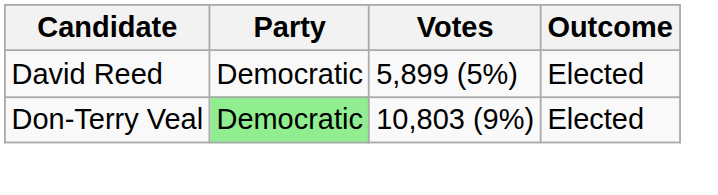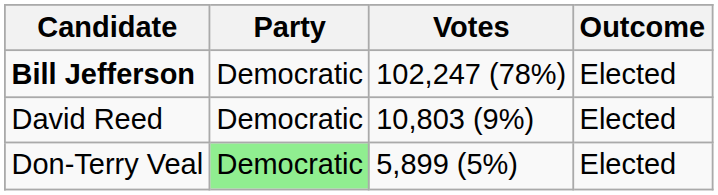+ row: (103, 73)
(447, 73) 5,899 (5%) -> (455, 119) 10,803 (9%)
(455, 119) 10,803 (9%) -> (447, 165) 5,899 (5%)
